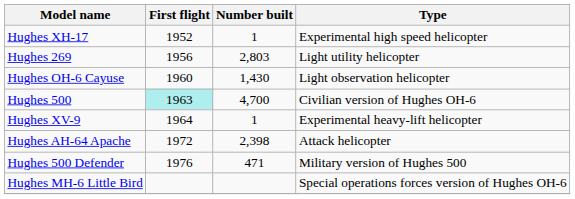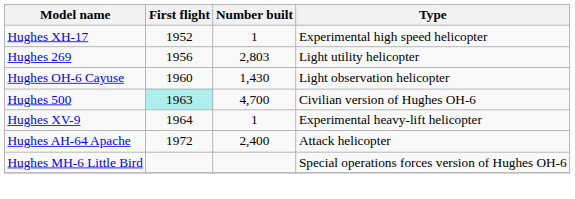(254, 141) 2,398 -> (254, 141) 2,400
- row: (66, 162)
